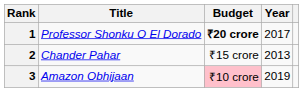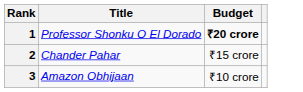- column: (277, 13)
(234, 77) pink background -> (234, 77) no background
